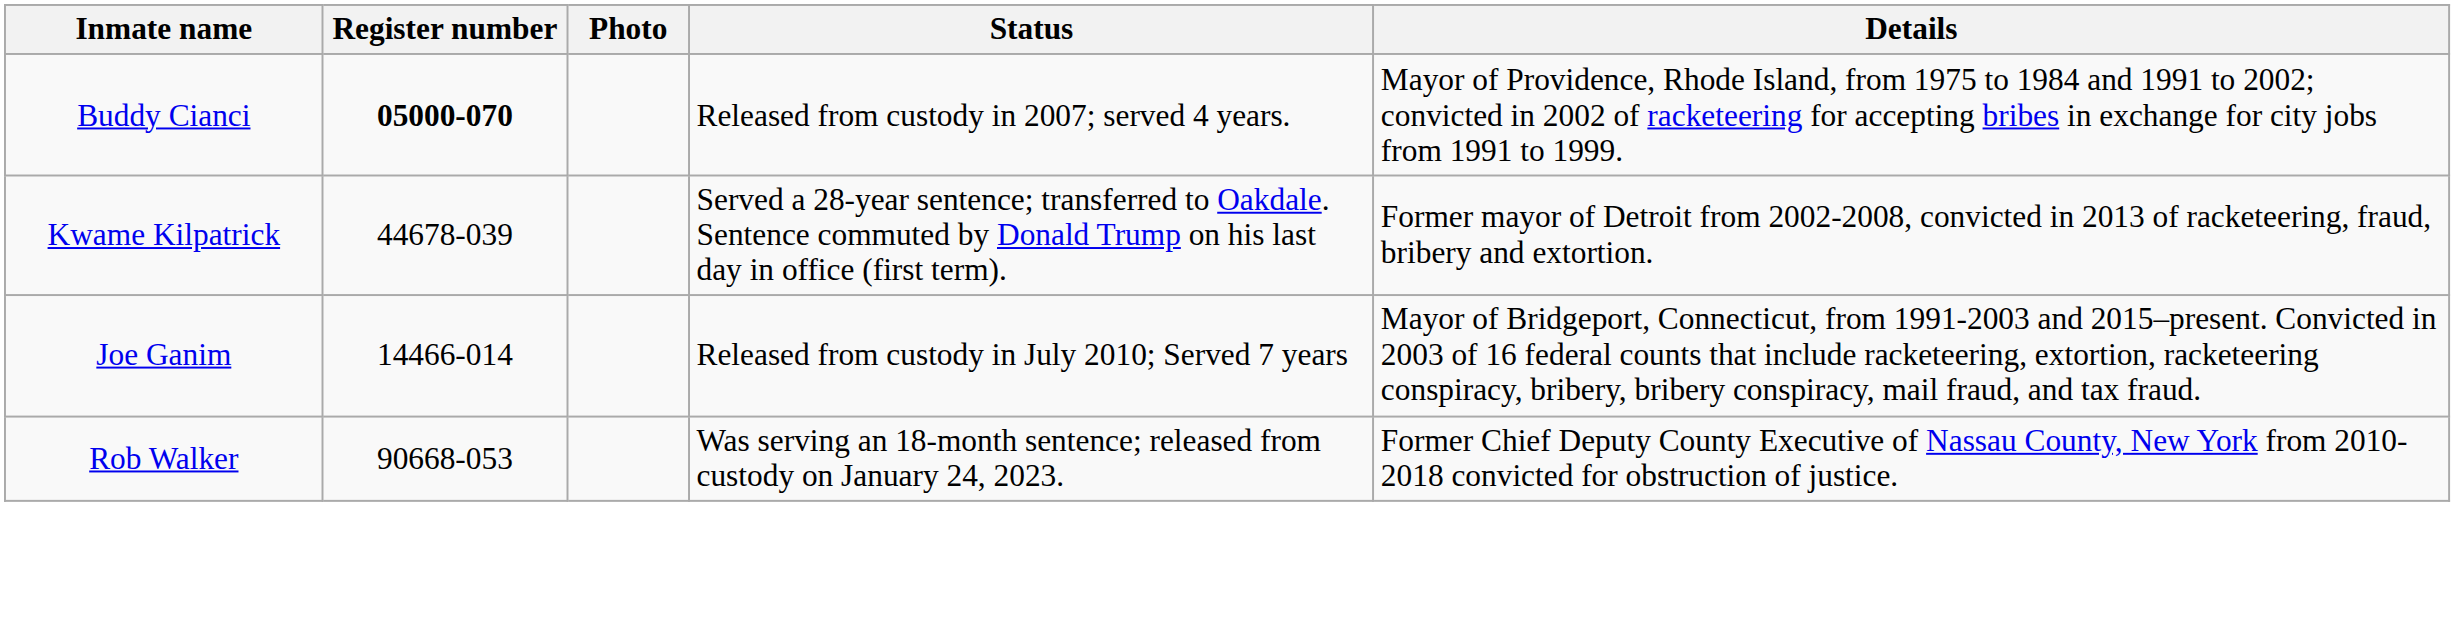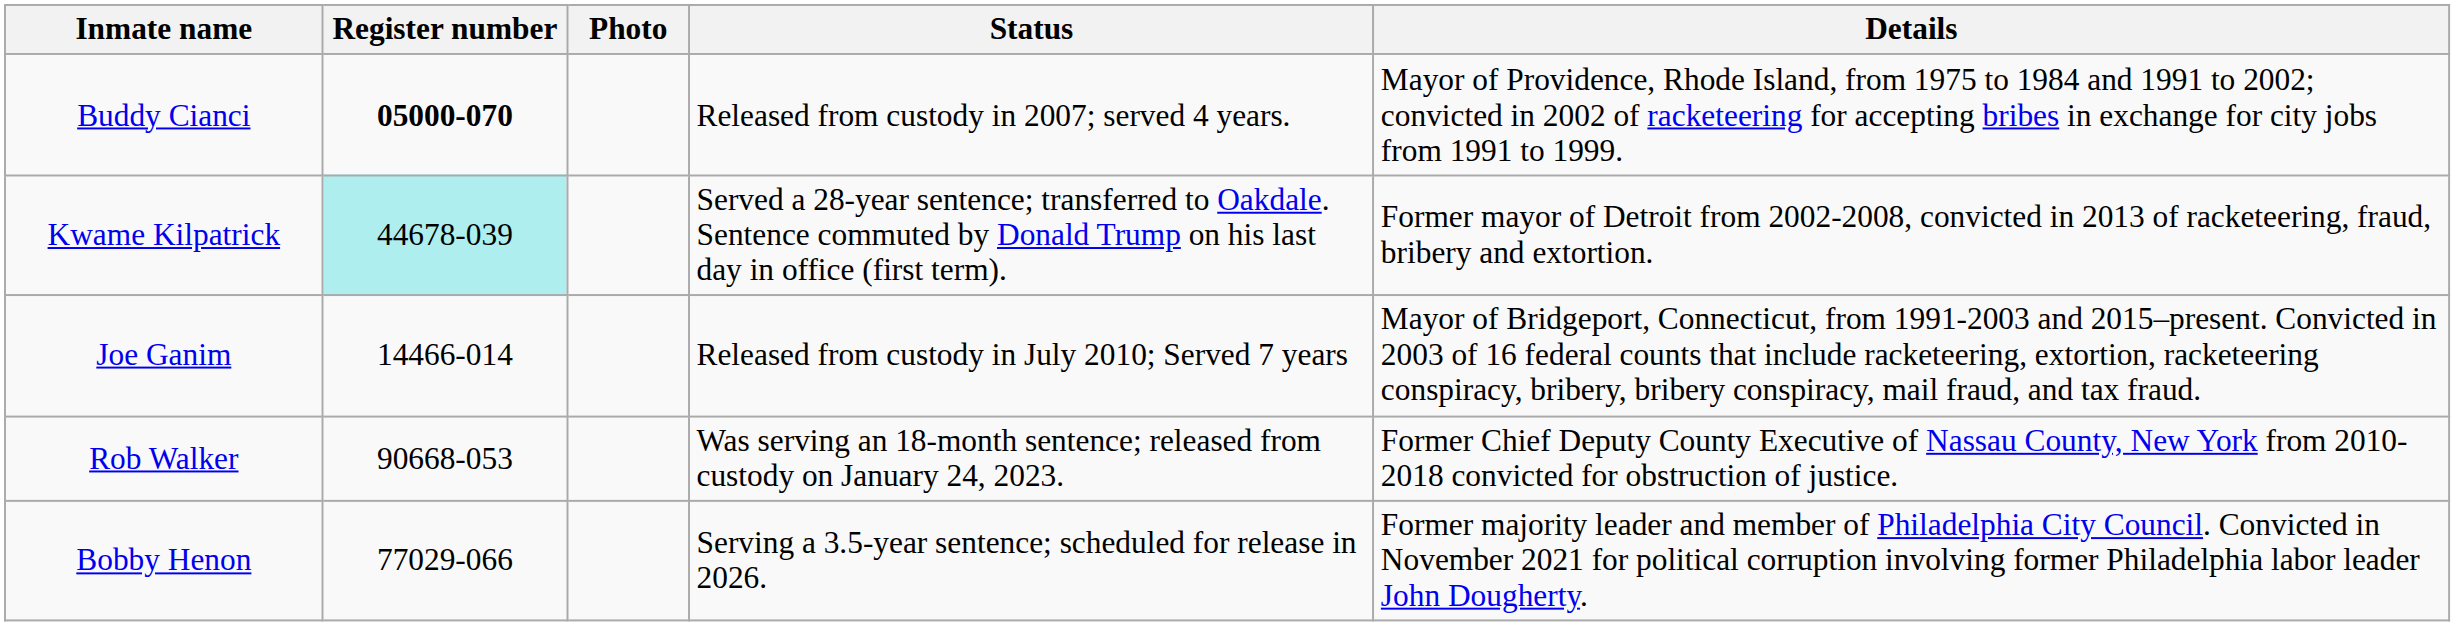(445, 234) no background -> (445, 234) paleturquoise background
+ row: (164, 560)
